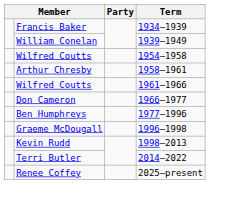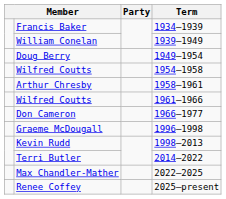+ row: (43, 56)
- row: (51, 114)
+ row: (67, 172)
